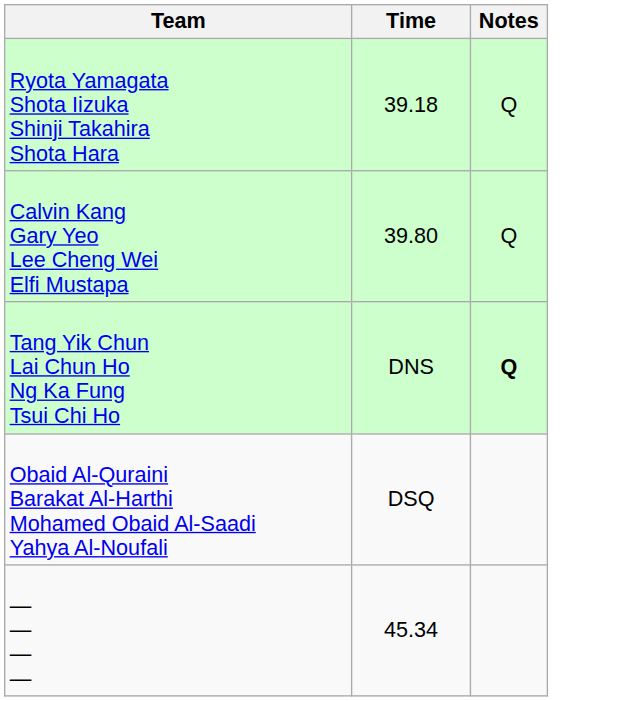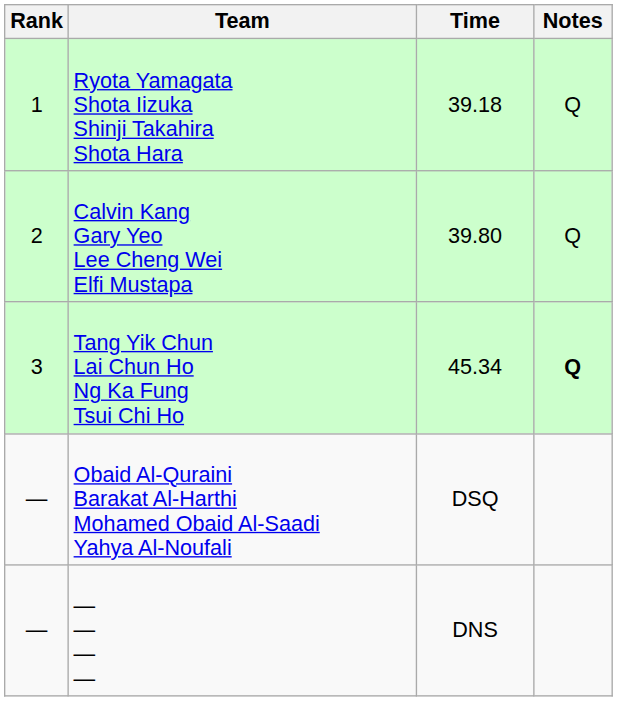+ column: (37, 21)
(411, 367) DNS -> (475, 367) 45.34
(411, 630) 45.34 -> (475, 630) DNS
